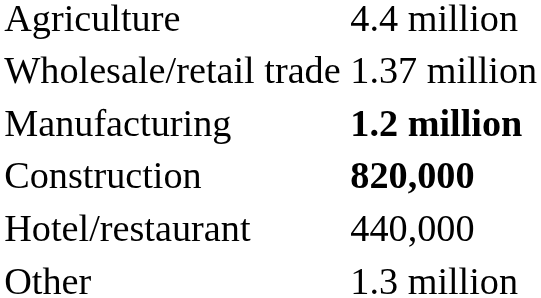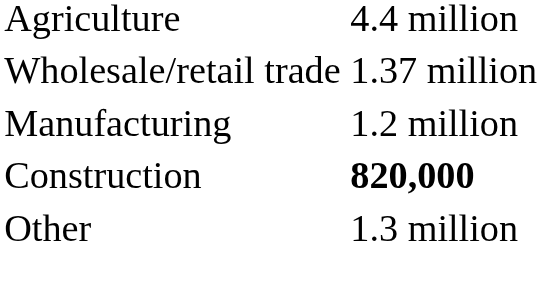(436, 123) bold -> (434, 123) normal
- row: (127, 228)
